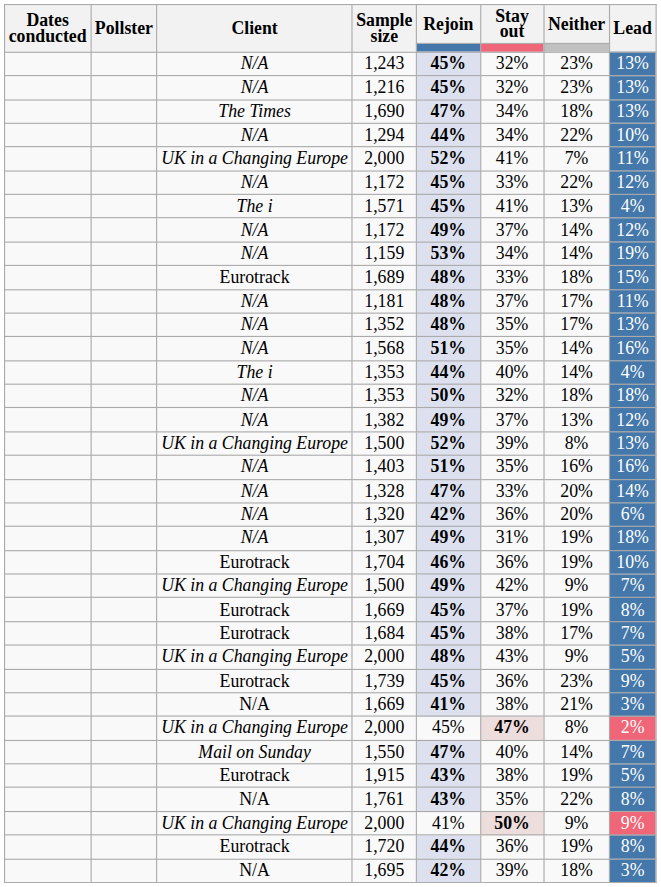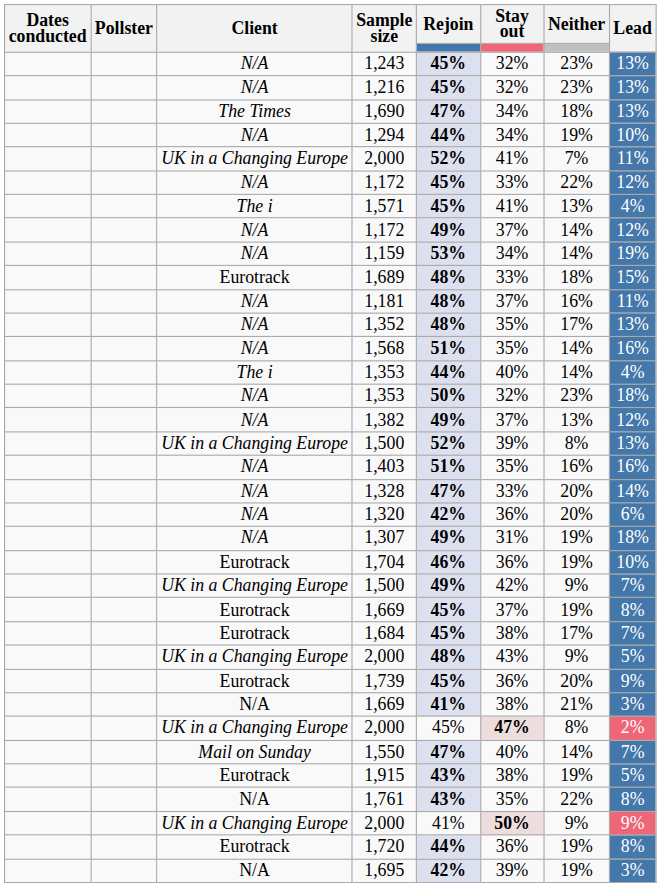(577, 134) 22% -> (577, 134) 19%
(577, 301) 17% -> (577, 301) 16%
(577, 395) 18% -> (577, 395) 23%
(577, 680) 23% -> (577, 680) 20%
(577, 870) 18% -> (577, 870) 19%
